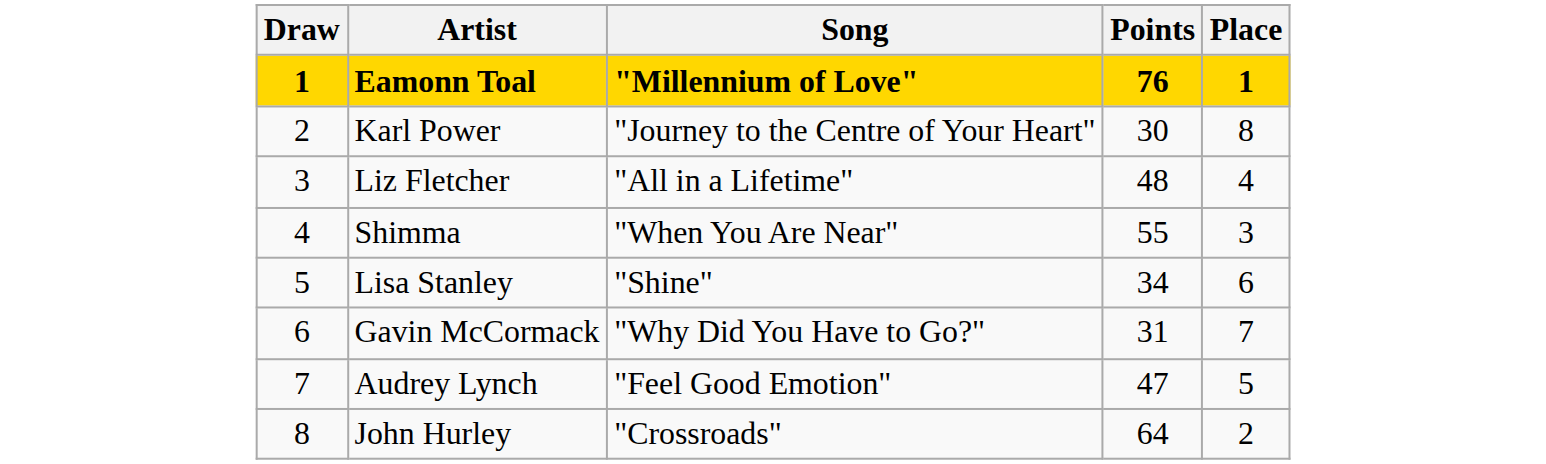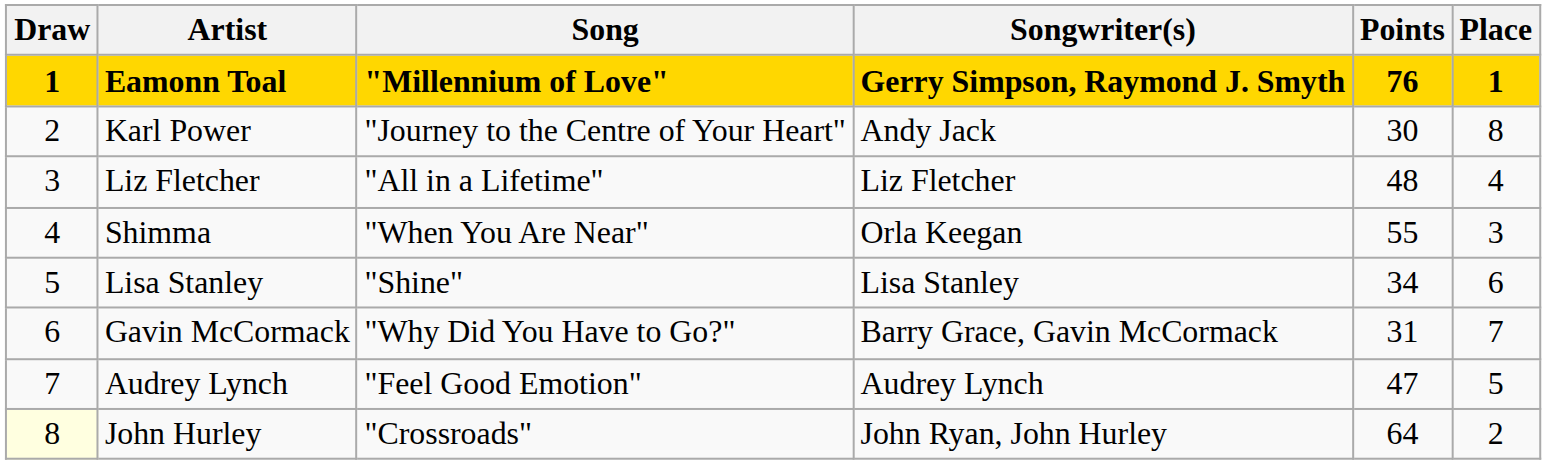+ column: (1103, 29)
(302, 433) no background -> (52, 433) lightyellow background
